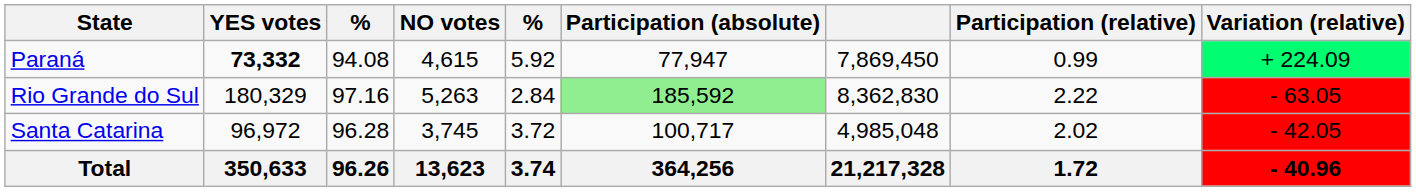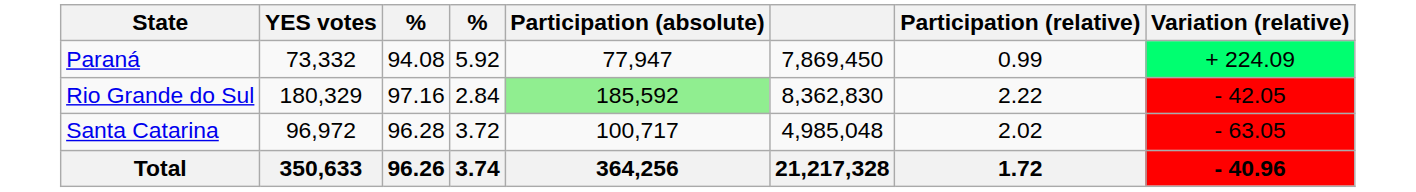- column: (450, 22)
(265, 58) bold -> (321, 58) normal
(1306, 95) - 63.05 -> (1250, 95) - 42.05
(1306, 131) - 42.05 -> (1250, 131) - 63.05
